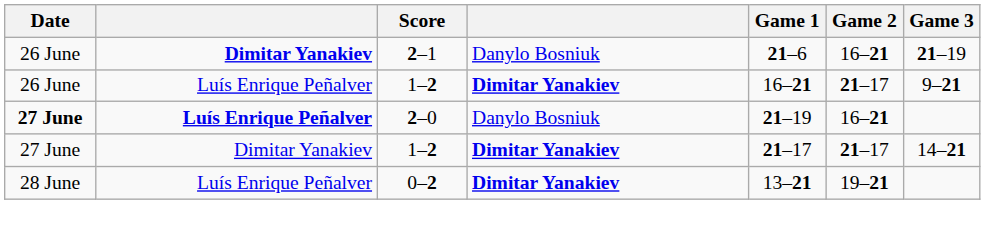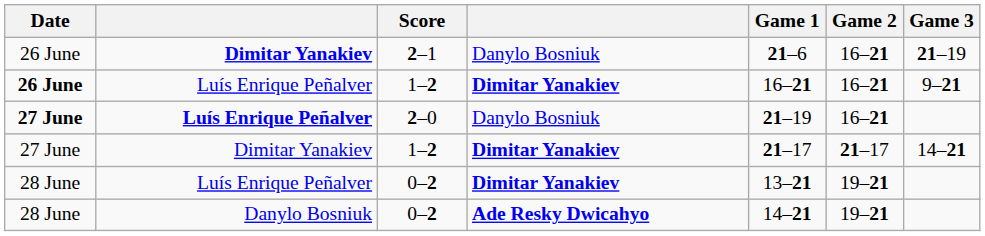(50, 85) normal -> (50, 85) bold
(864, 85) 21–17 -> (864, 85) 16–21
+ row: (308, 214)
